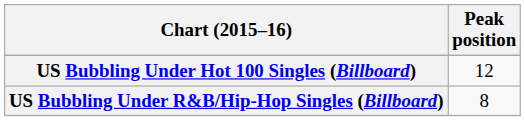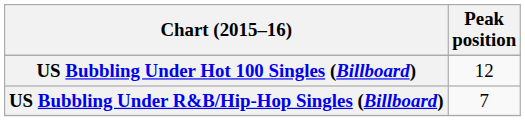(484, 100) 8 -> (484, 100) 7
